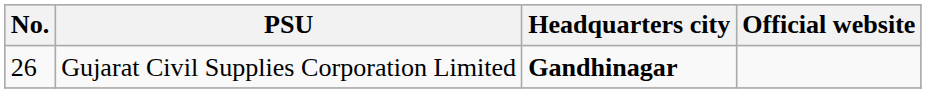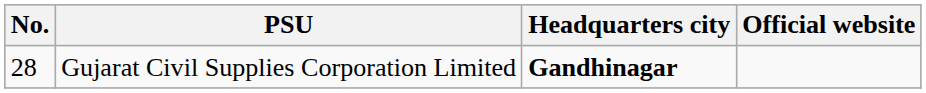(24, 66) 26 -> (24, 66) 28
